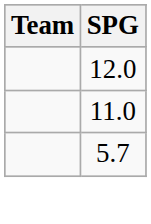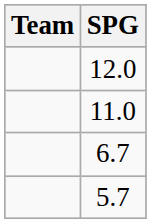+ row: (113, 153)
